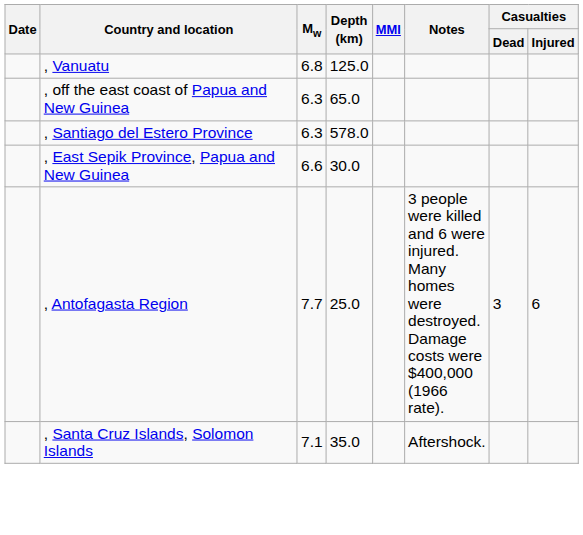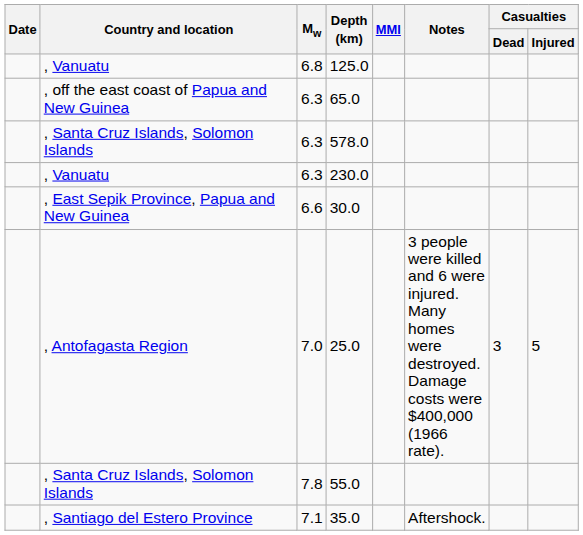(148, 132) , Santiago del Estero Province -> (149, 141) , Santa Cruz Islands, Solomon Islands
+ row: (349, 174)
(312, 304) 7.7 -> (312, 346) 7.0
(536, 304) 6 -> (536, 346) 5
+ row: (345, 484)
(149, 442) , Santa Cruz Islands, Solomon Islands -> (148, 517) , Santiago del Estero Province
